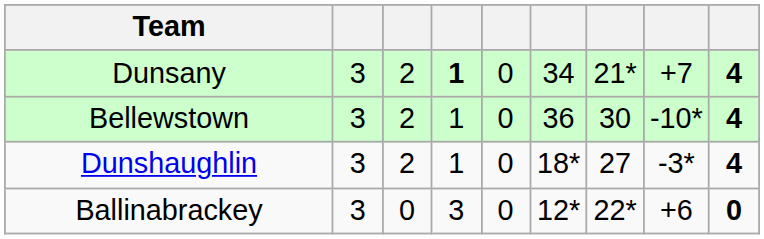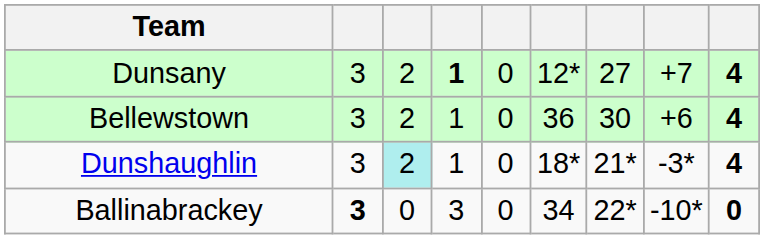(559, 73) 34 -> (559, 73) 12*
(615, 73) 21* -> (615, 73) 27
(676, 118) -10* -> (676, 118) +6
(407, 164) no background -> (407, 164) paleturquoise background
(615, 164) 27 -> (615, 164) 21*
(358, 210) normal -> (358, 210) bold
(559, 210) 12* -> (559, 210) 34
(676, 210) +6 -> (676, 210) -10*
